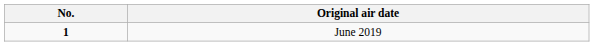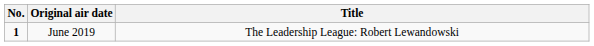+ column: (352, 13)
